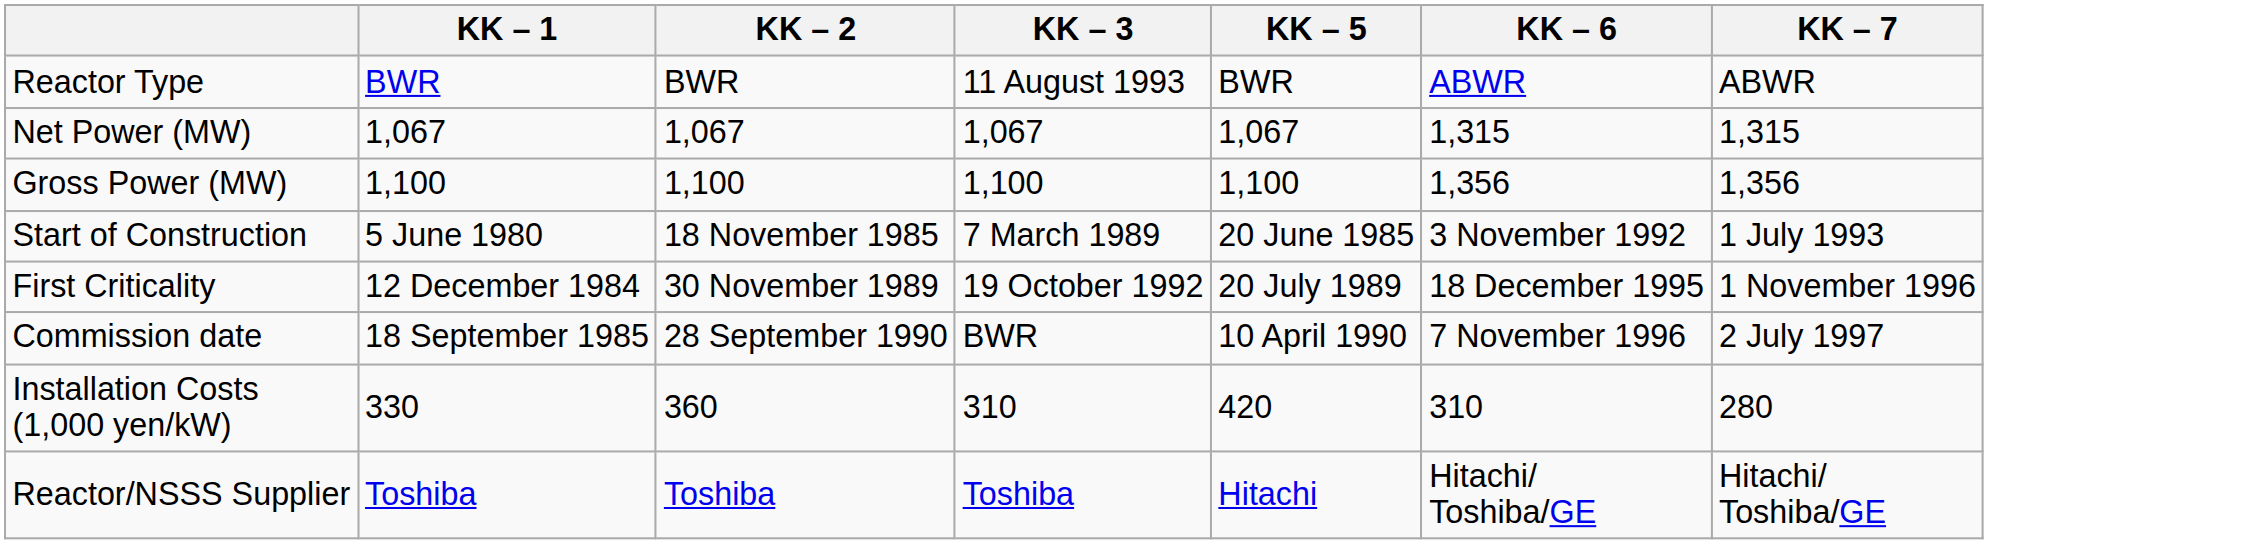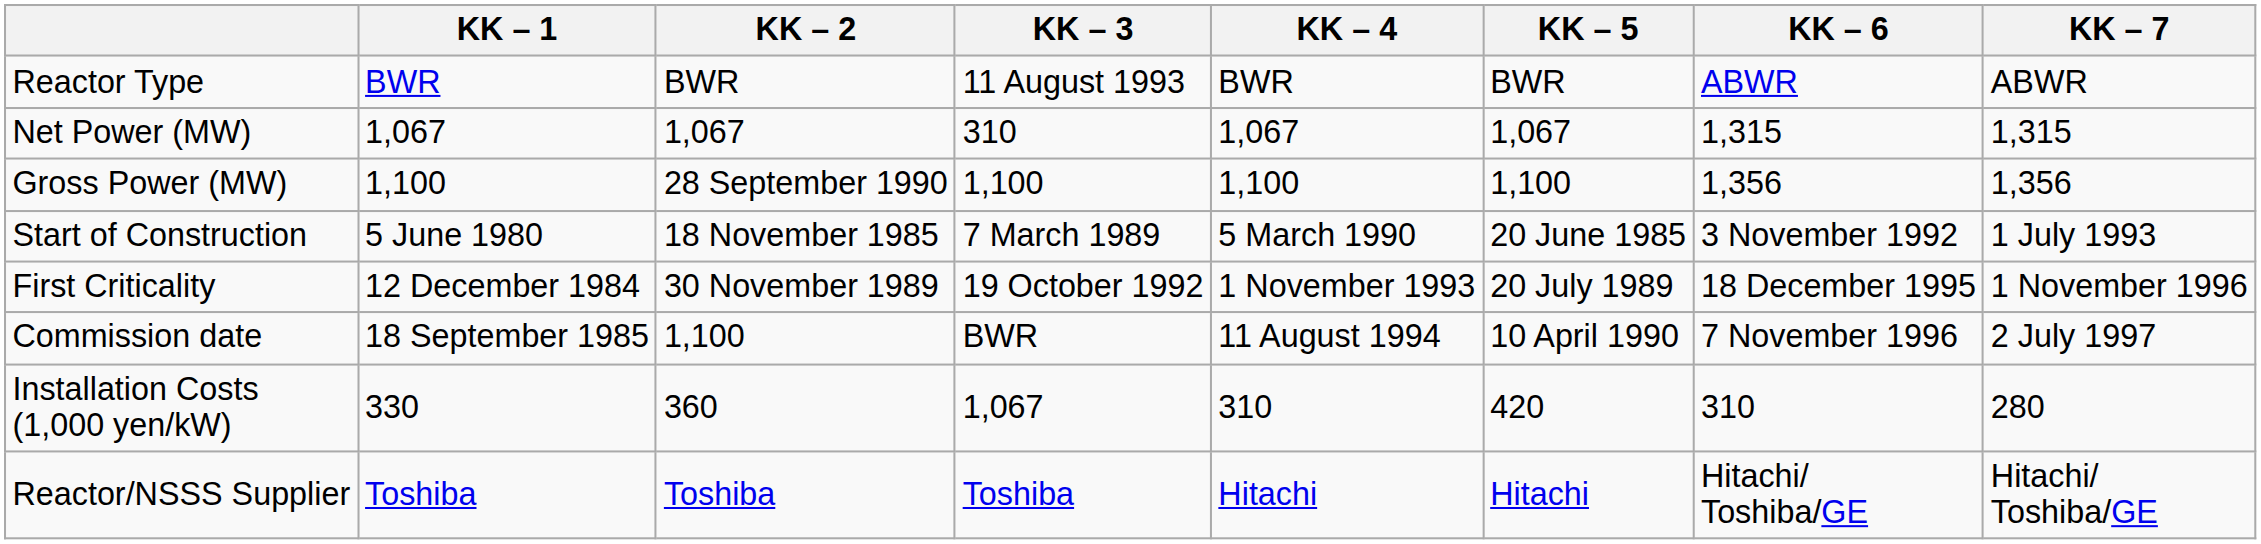+ column: (1347, 30)
(1003, 132) 1,067 -> (990, 132) 310
(704, 183) 1,100 -> (806, 183) 28 September 1990
(806, 337) 28 September 1990 -> (704, 337) 1,100
(990, 407) 310 -> (1003, 407) 1,067
